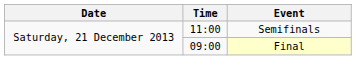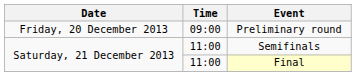+ row: (289, 30)
(205, 46) 09:00 -> (205, 63) 11:00
